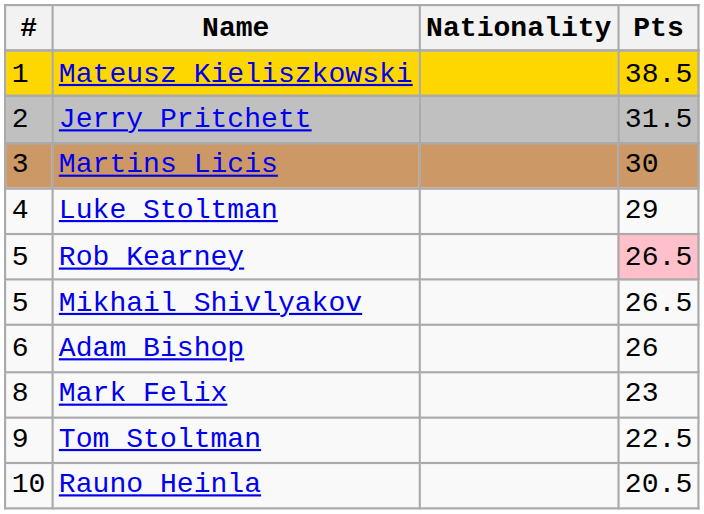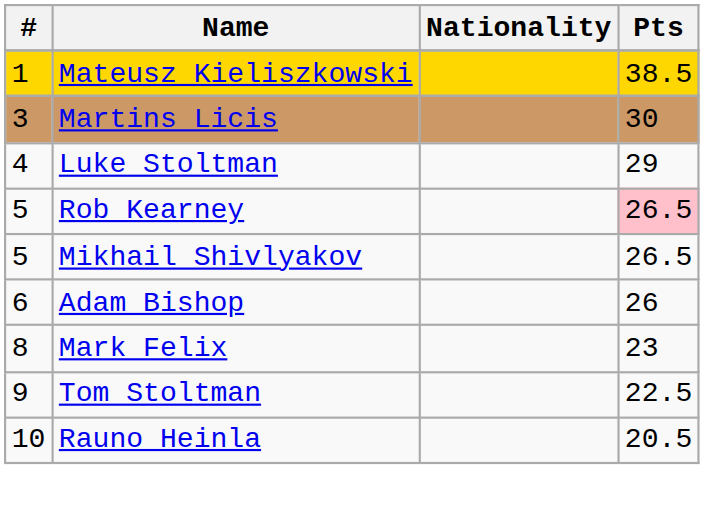- row: (185, 119)
